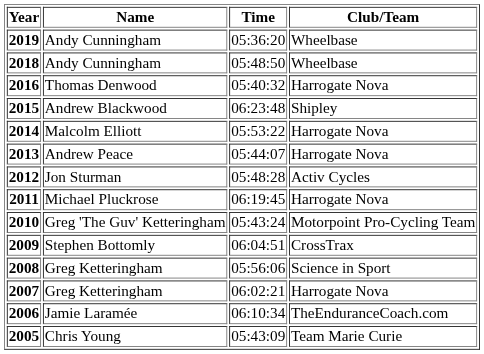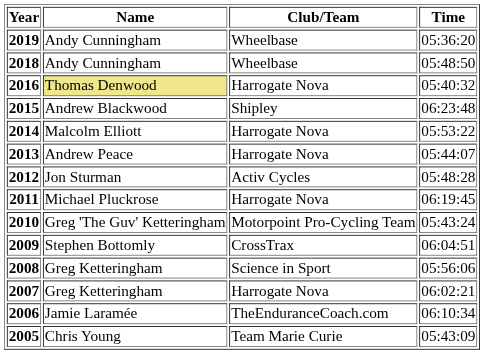columns swapped: (383, 17) <-> (258, 17)
(101, 85) no background -> (101, 85) khaki background
